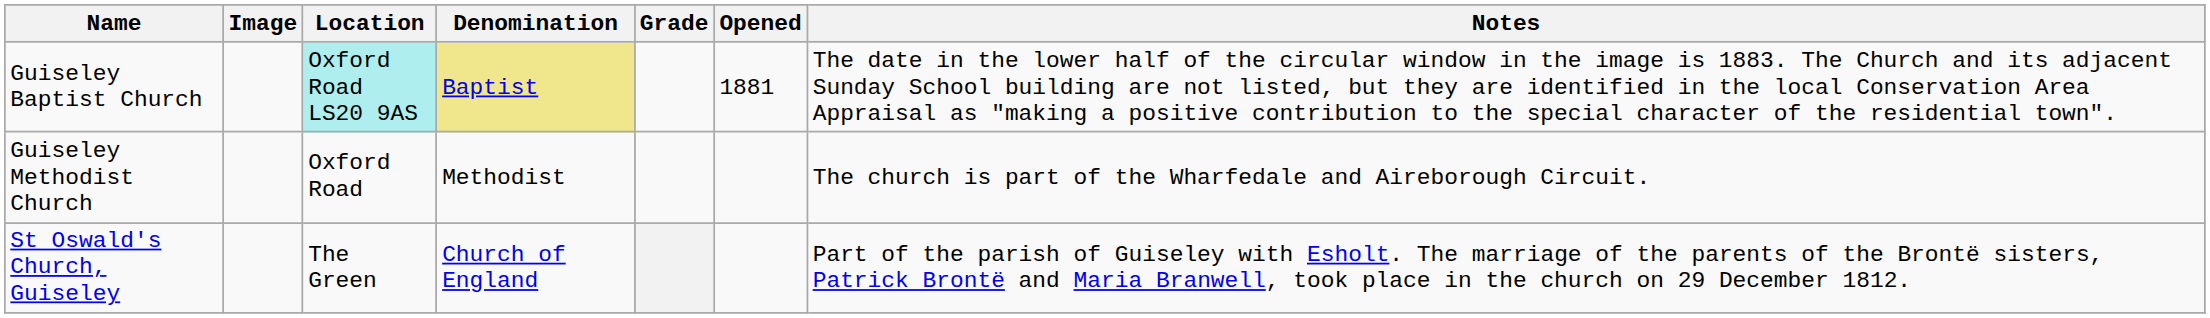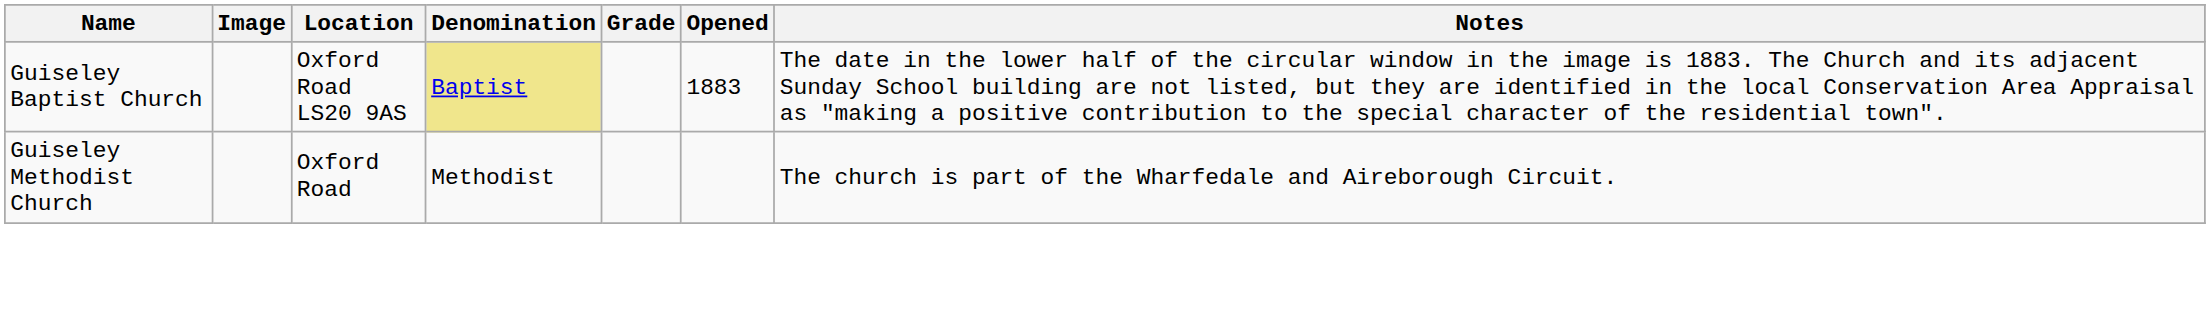(363, 87) paleturquoise background -> (352, 87) no background
(747, 87) 1881 -> (714, 87) 1883
- row: (86, 267)
